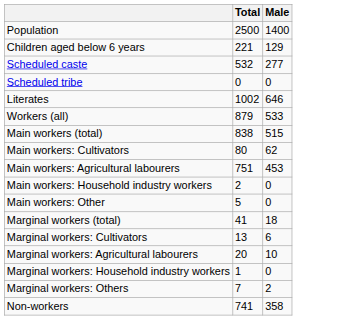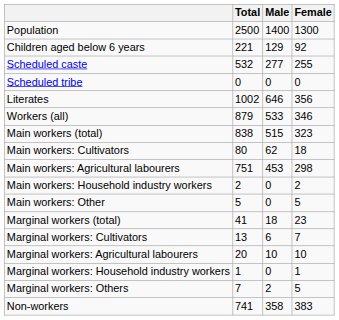+ column: (313, 13)
